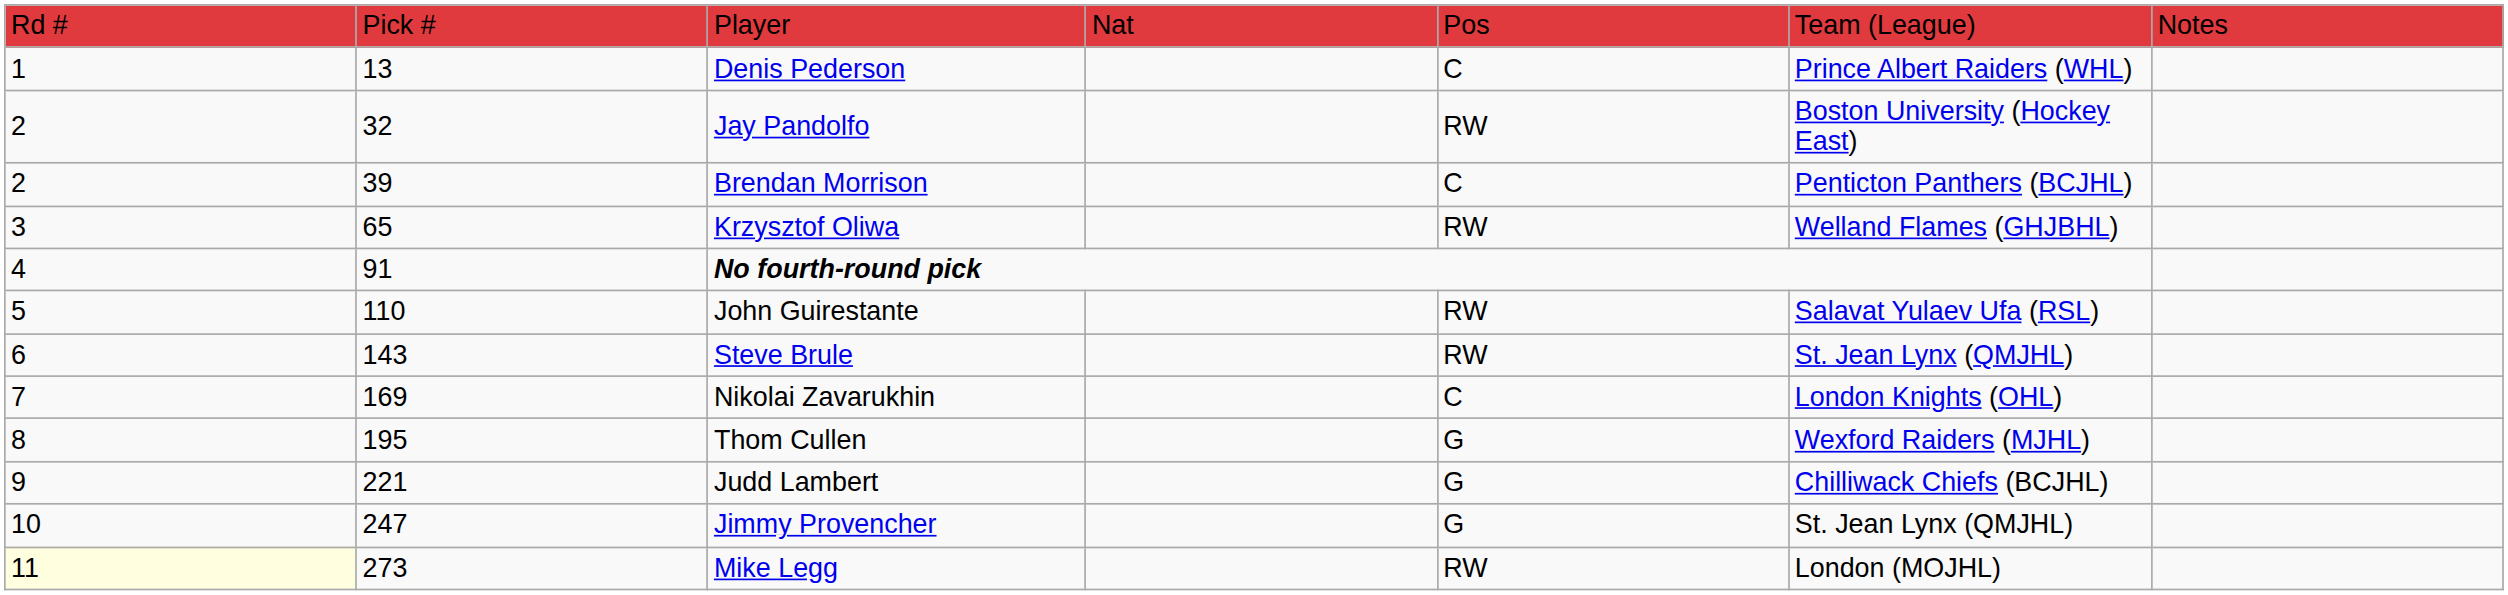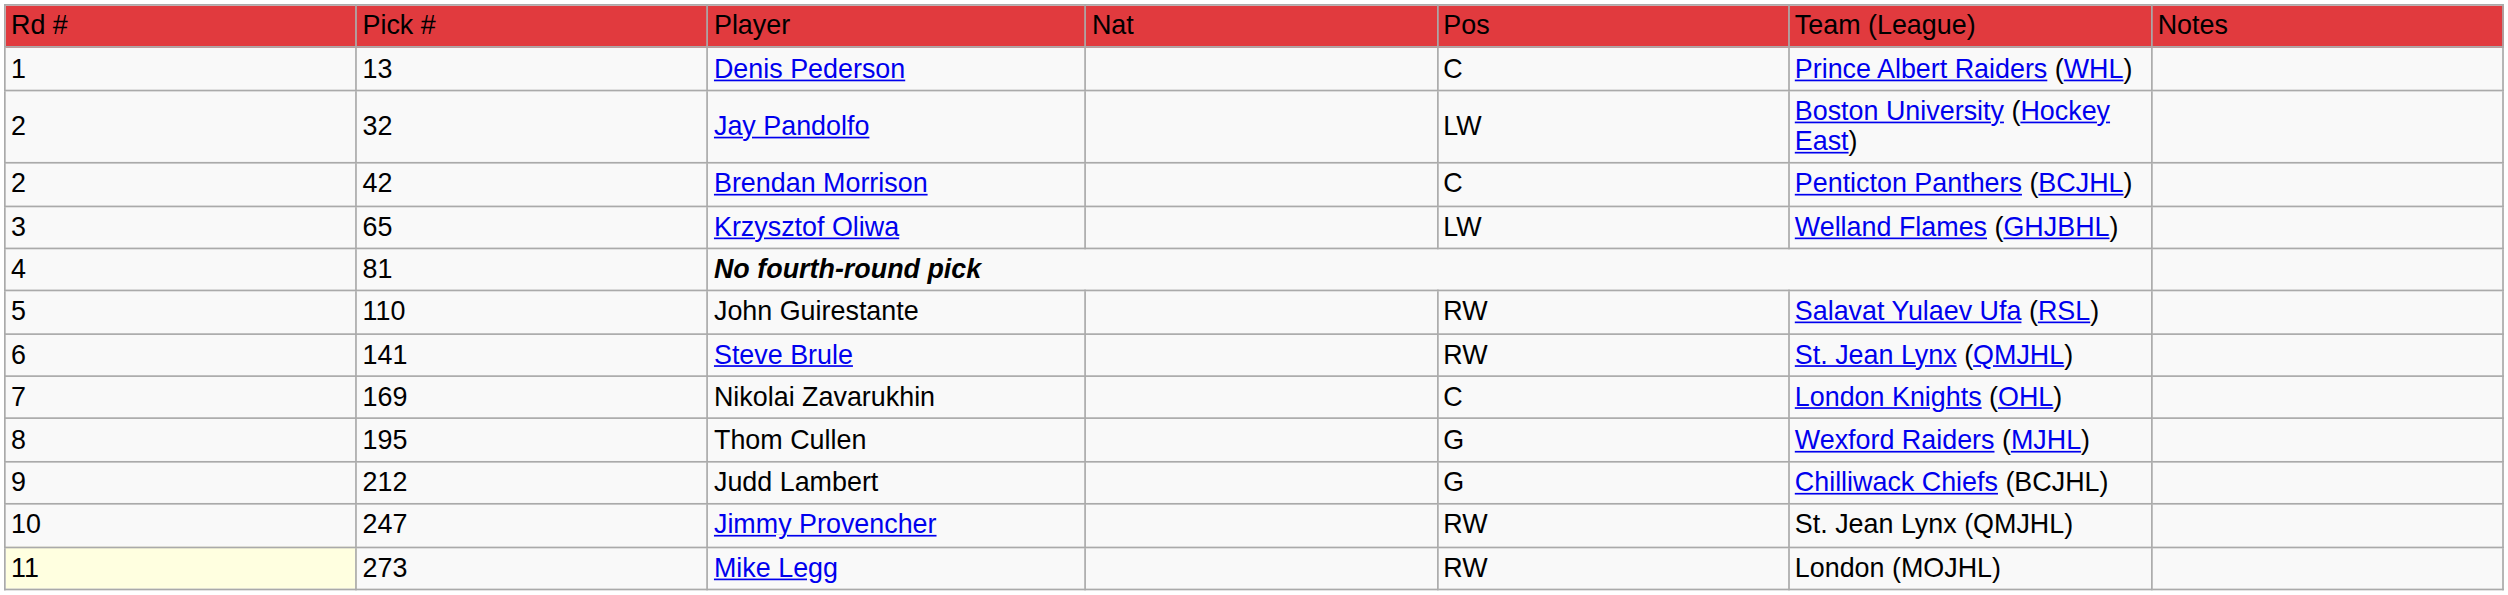(1465, 126) RW -> (1463, 126) LW
(377, 183) 39 -> (377, 183) 42
(1465, 226) RW -> (1463, 226) LW
(377, 269) 91 -> (377, 269) 81
(385, 354) 143 -> (385, 354) 141
(385, 482) 221 -> (385, 482) 212
(1454, 524) G -> (1465, 524) RW
